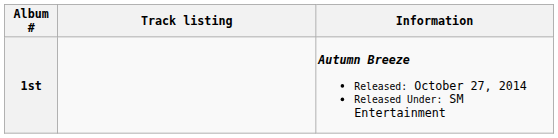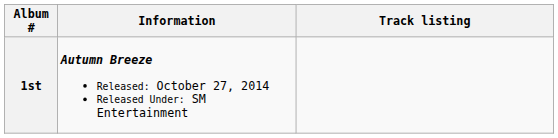columns swapped: (434, 21) <-> (187, 21)
